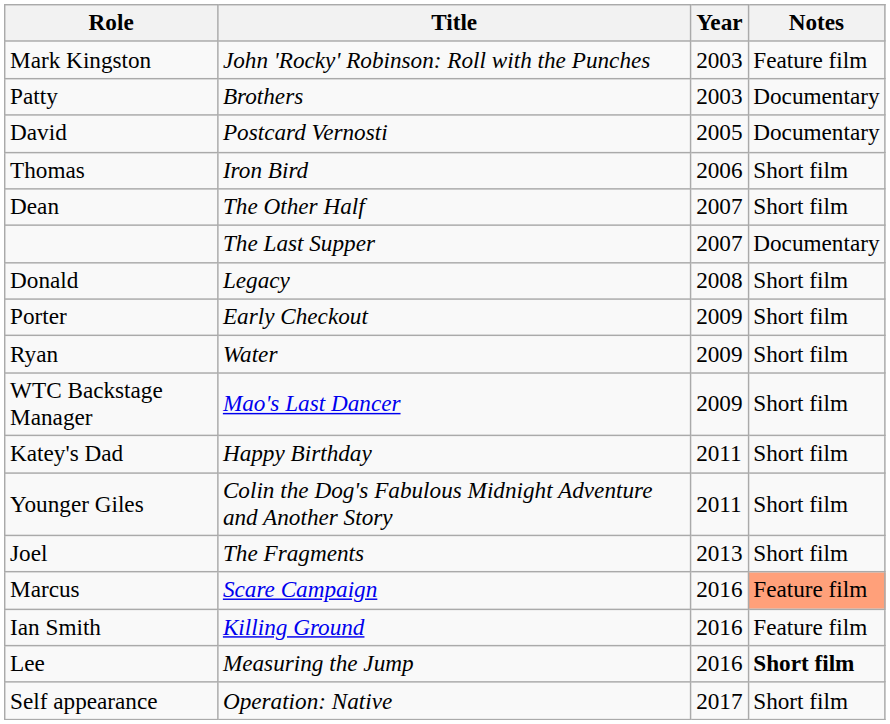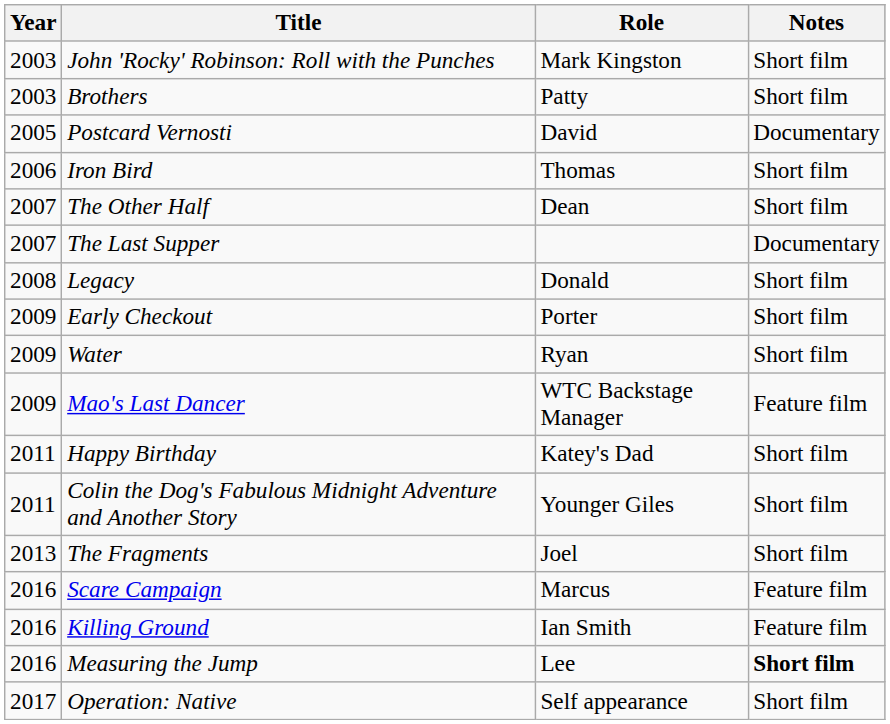columns swapped: (719, 22) <-> (111, 22)
(810, 59) Feature film -> (801, 59) Short film
(816, 96) Documentary -> (801, 96) Short film
(801, 403) Short film -> (810, 403) Feature film
(810, 590) lightsalmon background -> (810, 590) no background
